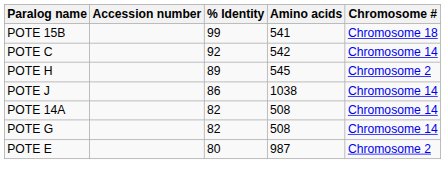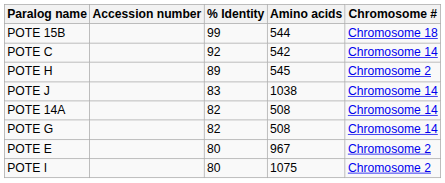(280, 33) 541 -> (280, 33) 544
(214, 91) 86 -> (214, 91) 83
(280, 149) 987 -> (280, 149) 967
+ row: (27, 168)
